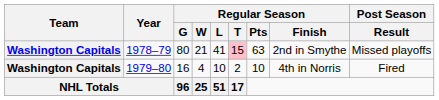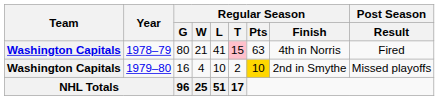(310, 50) 2nd in Smythe -> (310, 50) 4th in Norris
(392, 50) Missed playoffs -> (391, 50) Fired
(258, 69) no background -> (258, 69) gold background
(310, 69) 4th in Norris -> (310, 69) 2nd in Smythe
(391, 69) Fired -> (392, 69) Missed playoffs
